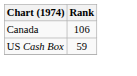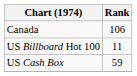+ row: (53, 46)
